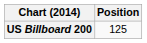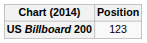(118, 30) 125 -> (118, 30) 123
